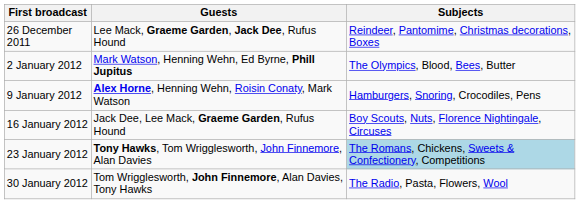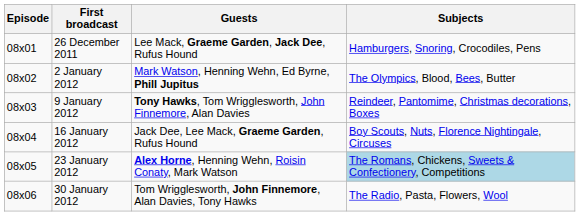+ column: (28, 19)
(460, 36) Reindeer, Pantomime, Christmas decorations, Boxes -> (445, 48) Hamburgers, Snoring, Crocodiles, Pens
(213, 95) Alex Horne, Henning Wehn, Roisin Conaty, Mark Watson -> (229, 107) Tony Hawks, Tom Wrigglesworth, John Finnemore, Alan Davies
(445, 95) Hamburgers, Snoring, Crocodiles, Pens -> (460, 107) Reindeer, Pantomime, Christmas decorations, Boxes
(218, 154) Tony Hawks, Tom Wrigglesworth, John Finnemore, Alan Davies -> (220, 166) Alex Horne, Henning Wehn, Roisin Conaty, Mark Watson
